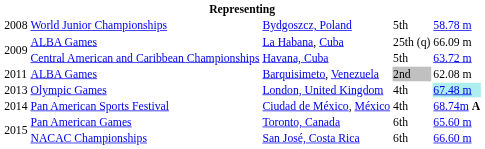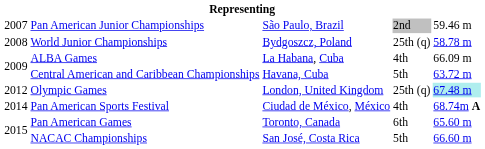+ row: (303, 25)
(401, 25) 5th -> (412, 42) 25th (q)
(412, 42) 25th (q) -> (401, 58) 4th
- row: (321, 74)
(16, 90) 2013 -> (16, 90) 2012
(401, 90) 4th -> (412, 90) 25th (q)
(401, 138) 6th -> (401, 138) 5th
